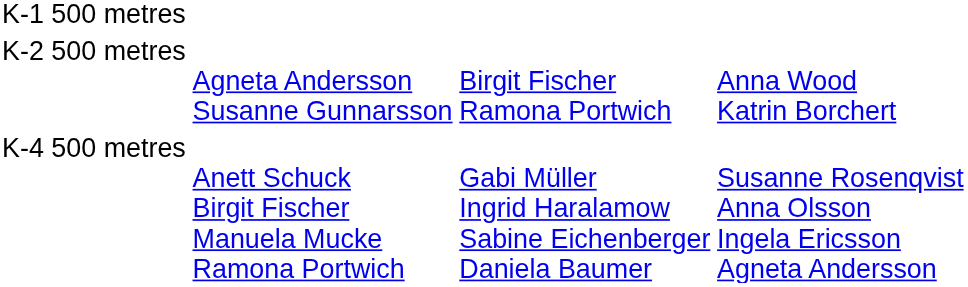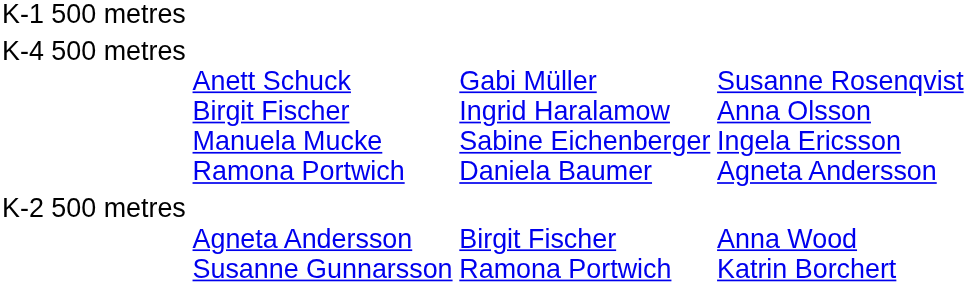rows swapped: (94, 50) <-> (94, 148)
